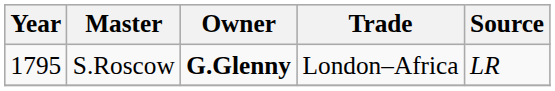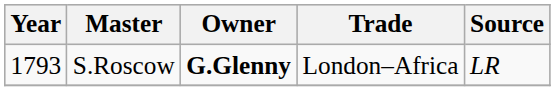(36, 64) 1795 -> (36, 64) 1793
